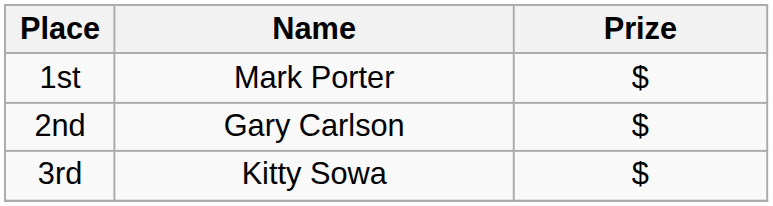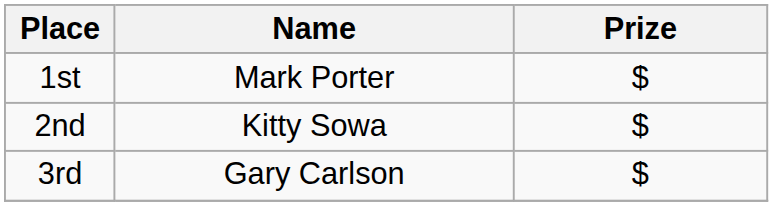(314, 126) Gary Carlson -> (314, 126) Kitty Sowa
(314, 175) Kitty Sowa -> (314, 175) Gary Carlson
